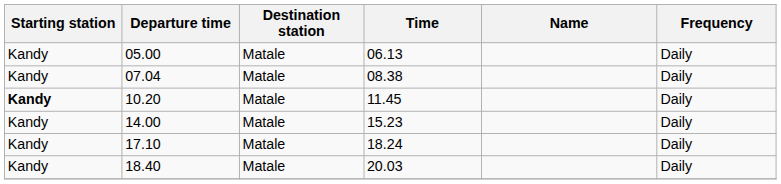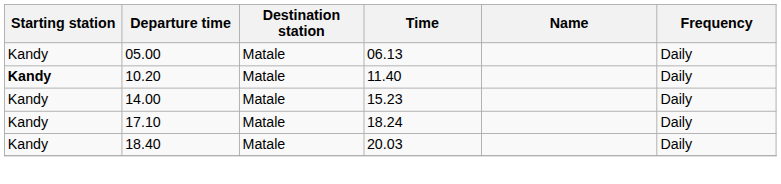- row: (143, 76)
(384, 99) 11.45 -> (384, 76) 11.40
